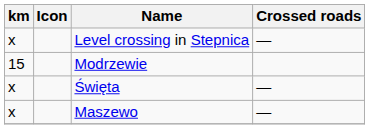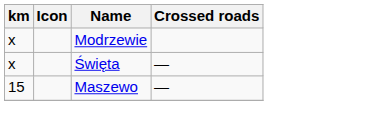- row: (162, 40)
(16, 64) 15 -> (12, 40) x
(12, 111) x -> (16, 87) 15
